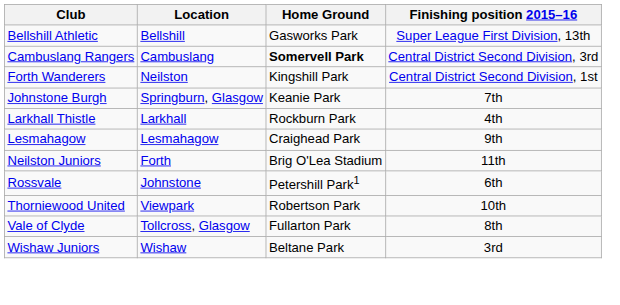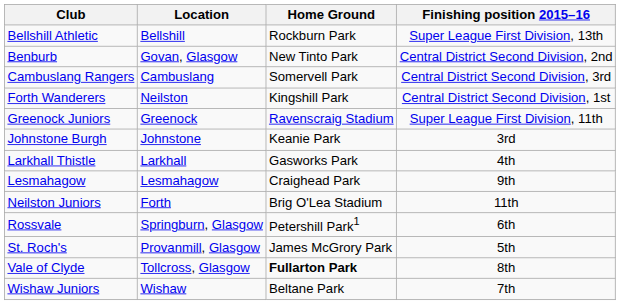(313, 35) Gasworks Park -> (312, 35) Rockburn Park
+ row: (32, 56)
(316, 56) bold -> (313, 77) normal
+ row: (59, 118)
(202, 98) Springburn, Glasgow -> (171, 139) Johnstone
(493, 98) 7th -> (506, 139) 3rd
(312, 118) Rockburn Park -> (313, 160) Gasworks Park
(171, 183) Johnstone -> (202, 224) Springburn, Glasgow
+ row: (37, 247)
- row: (66, 205)
(310, 226) normal -> (313, 268) bold
(493, 247) 3rd -> (506, 288) 7th
